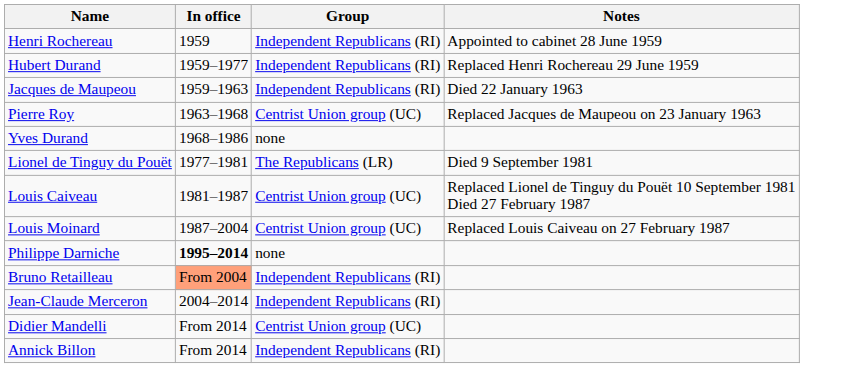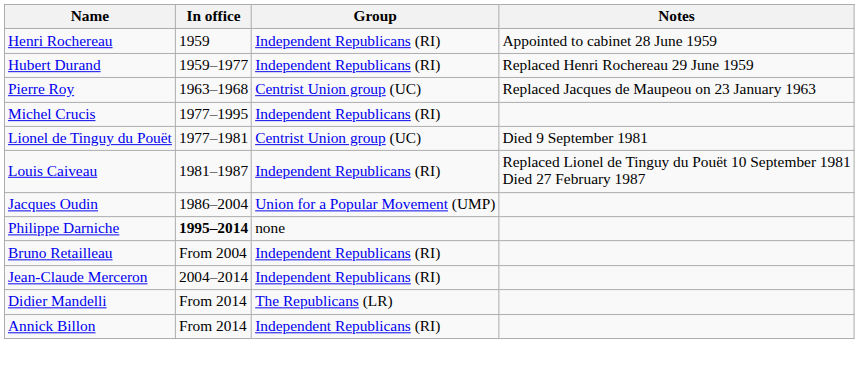- row: (72, 89)
- row: (48, 138)
+ row: (52, 114)
(324, 162) The Republicans (LR) -> (338, 138) Centrist Union group (UC)
(338, 195) Centrist Union group (UC) -> (348, 171) Independent Republicans (RI)
+ row: (53, 204)
- row: (54, 228)
(213, 277) lightsalmon background -> (213, 253) no background
(338, 326) Centrist Union group (UC) -> (324, 301) The Republicans (LR)
